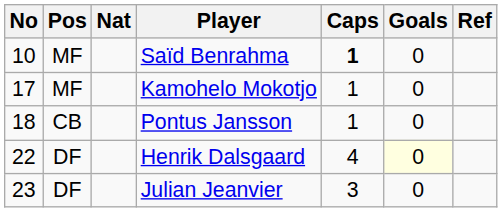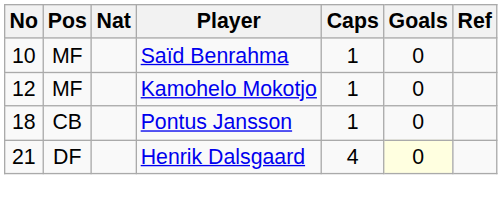(353, 55) bold -> (353, 55) normal
(24, 88) 17 -> (24, 88) 12
(24, 156) 22 -> (24, 156) 21
- row: (212, 190)
